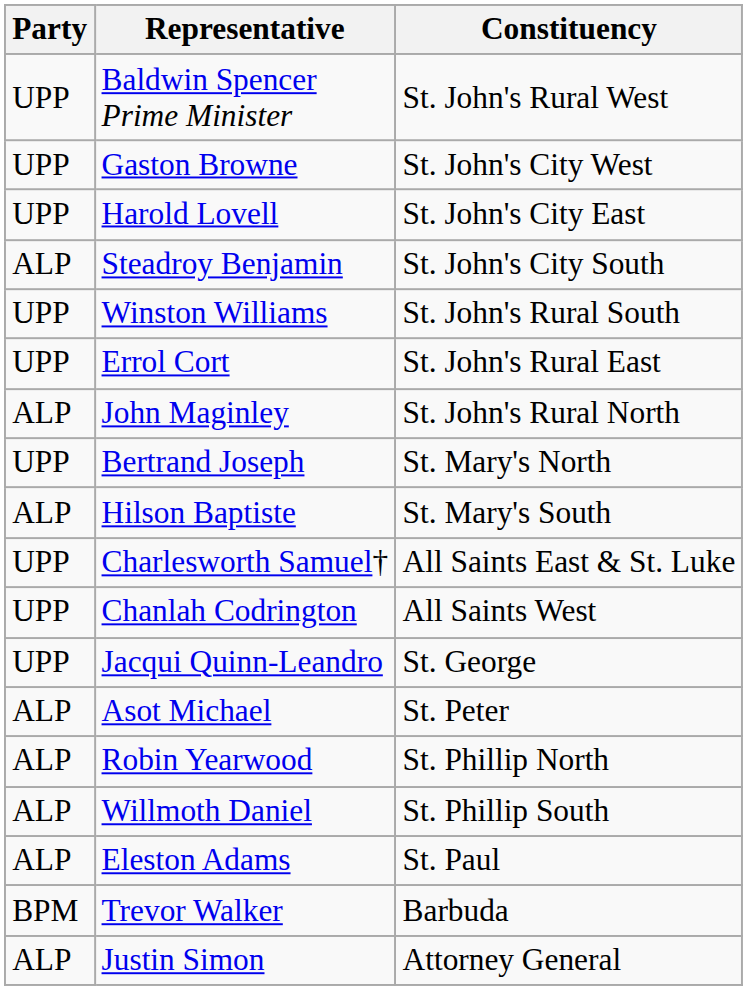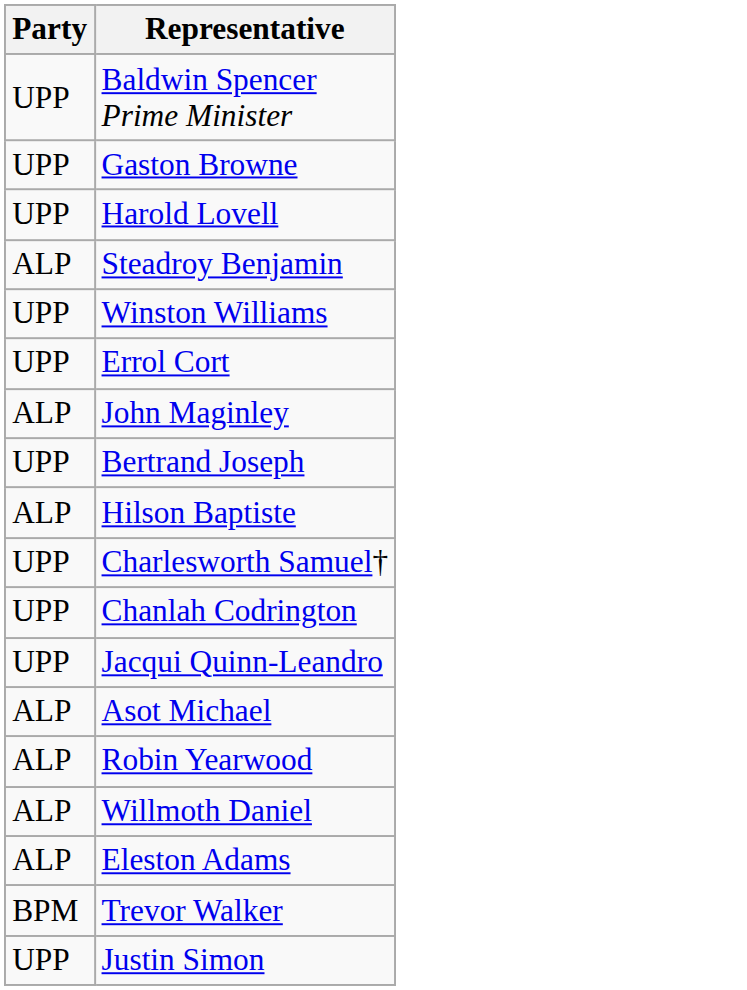- column: (569, 29)
(42, 959) ALP -> (41, 959) UPP
